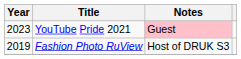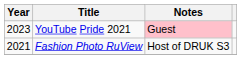(19, 46) 2019 -> (19, 46) 2021
